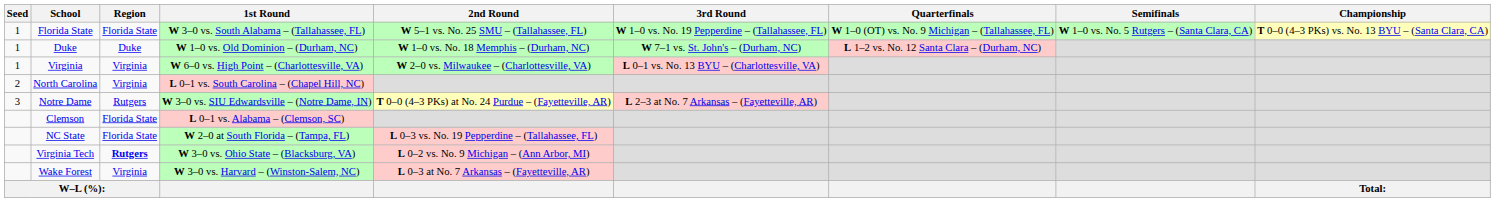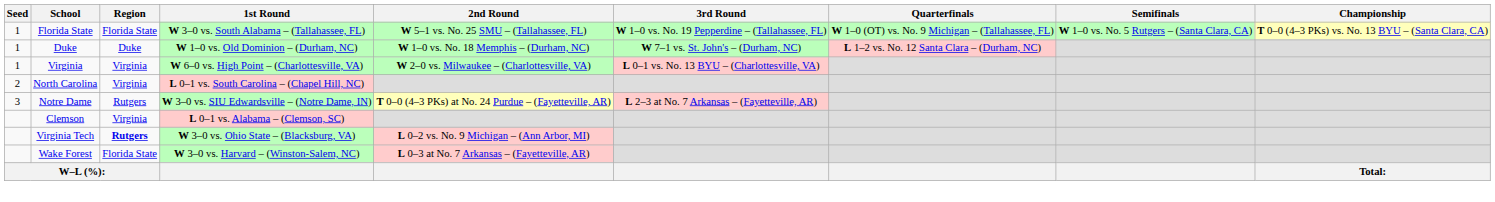(130, 119) Florida State -> (130, 119) Virginia
- row: (65, 136)
(130, 171) Virginia -> (130, 154) Florida State
